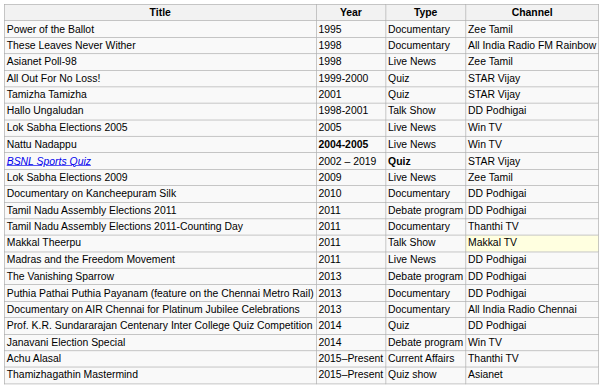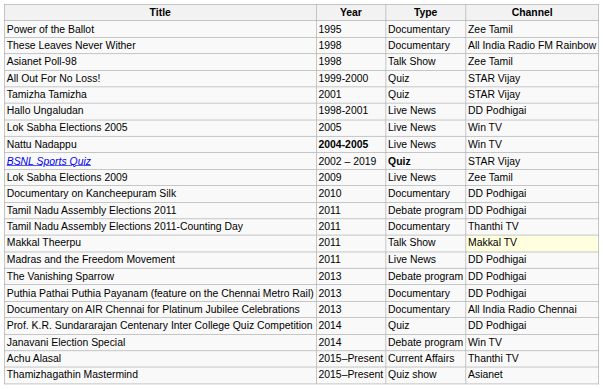(412, 62) Live News -> (412, 62) Talk Show
(412, 111) Talk Show -> (412, 111) Live News
